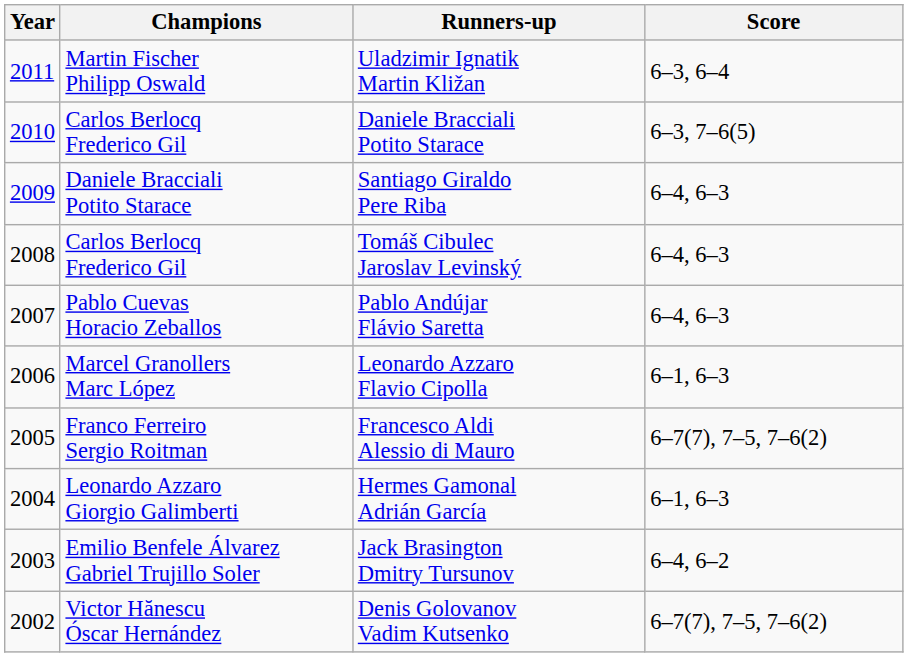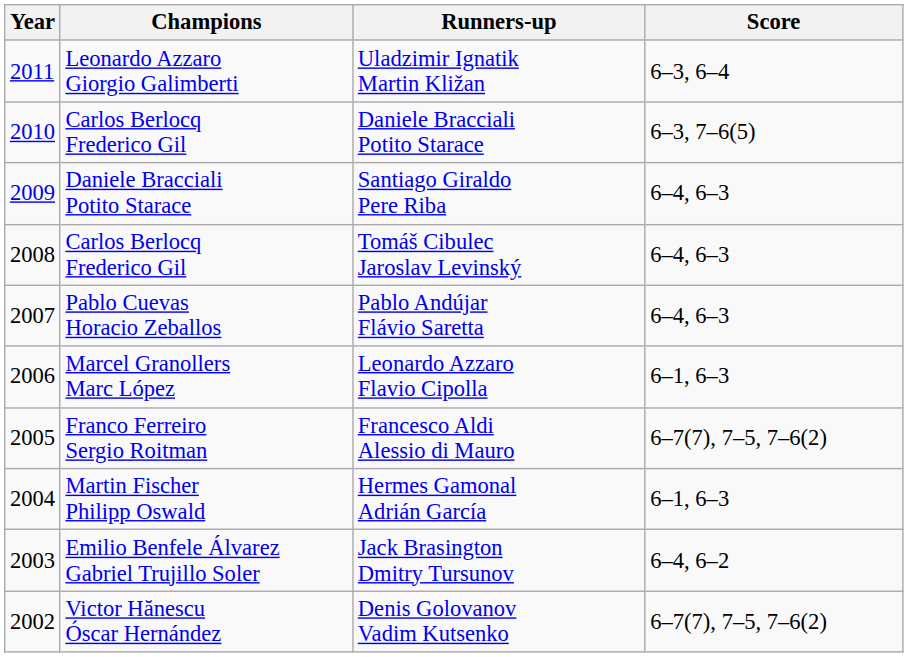(135, 70) Martin Fischer Philipp Oswald -> (152, 70) Leonardo Azzaro Giorgio Galimberti
(152, 498) Leonardo Azzaro Giorgio Galimberti -> (135, 498) Martin Fischer Philipp Oswald
